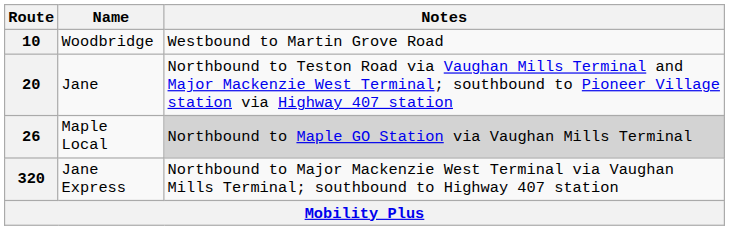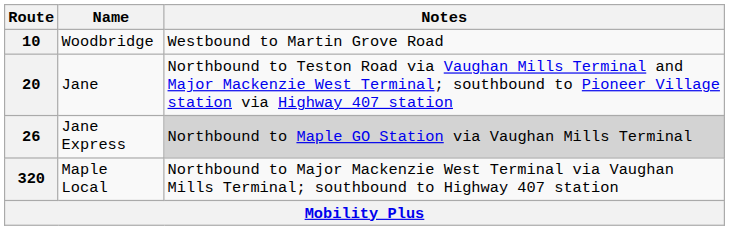(85, 136) Maple Local -> (94, 136) Jane Express
(94, 179) Jane Express -> (85, 179) Maple Local
